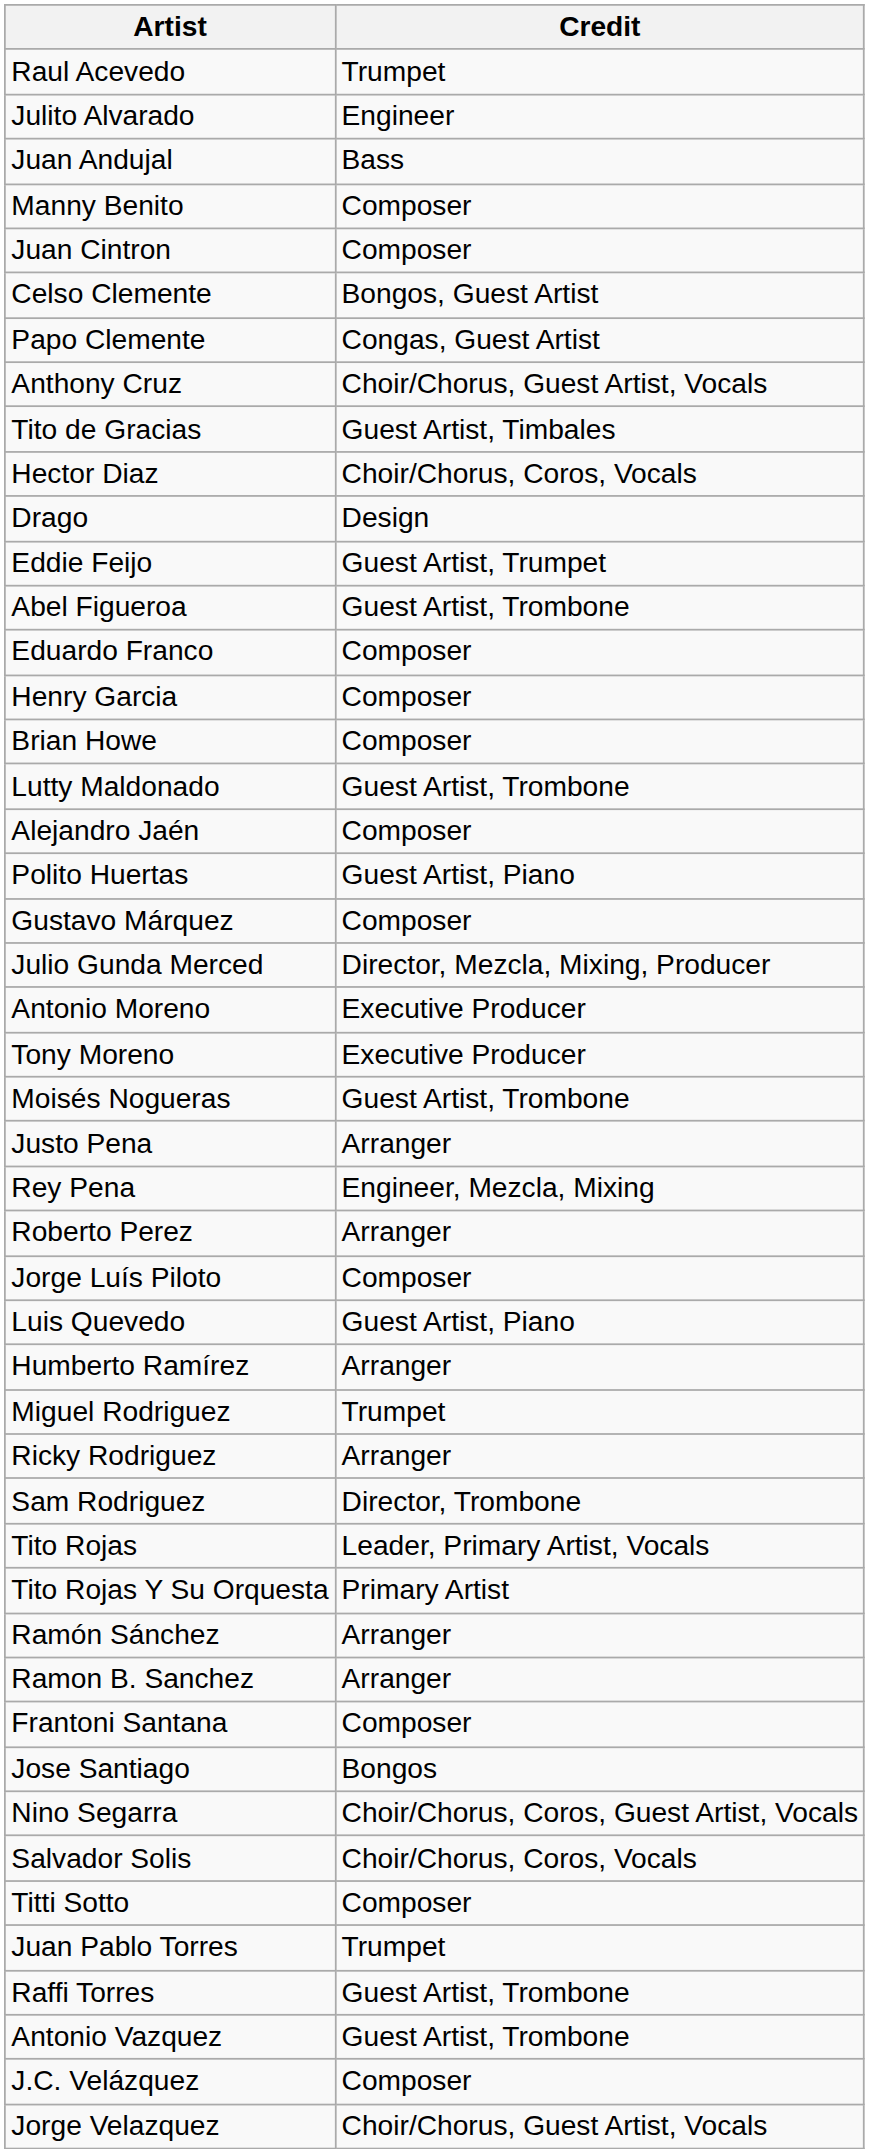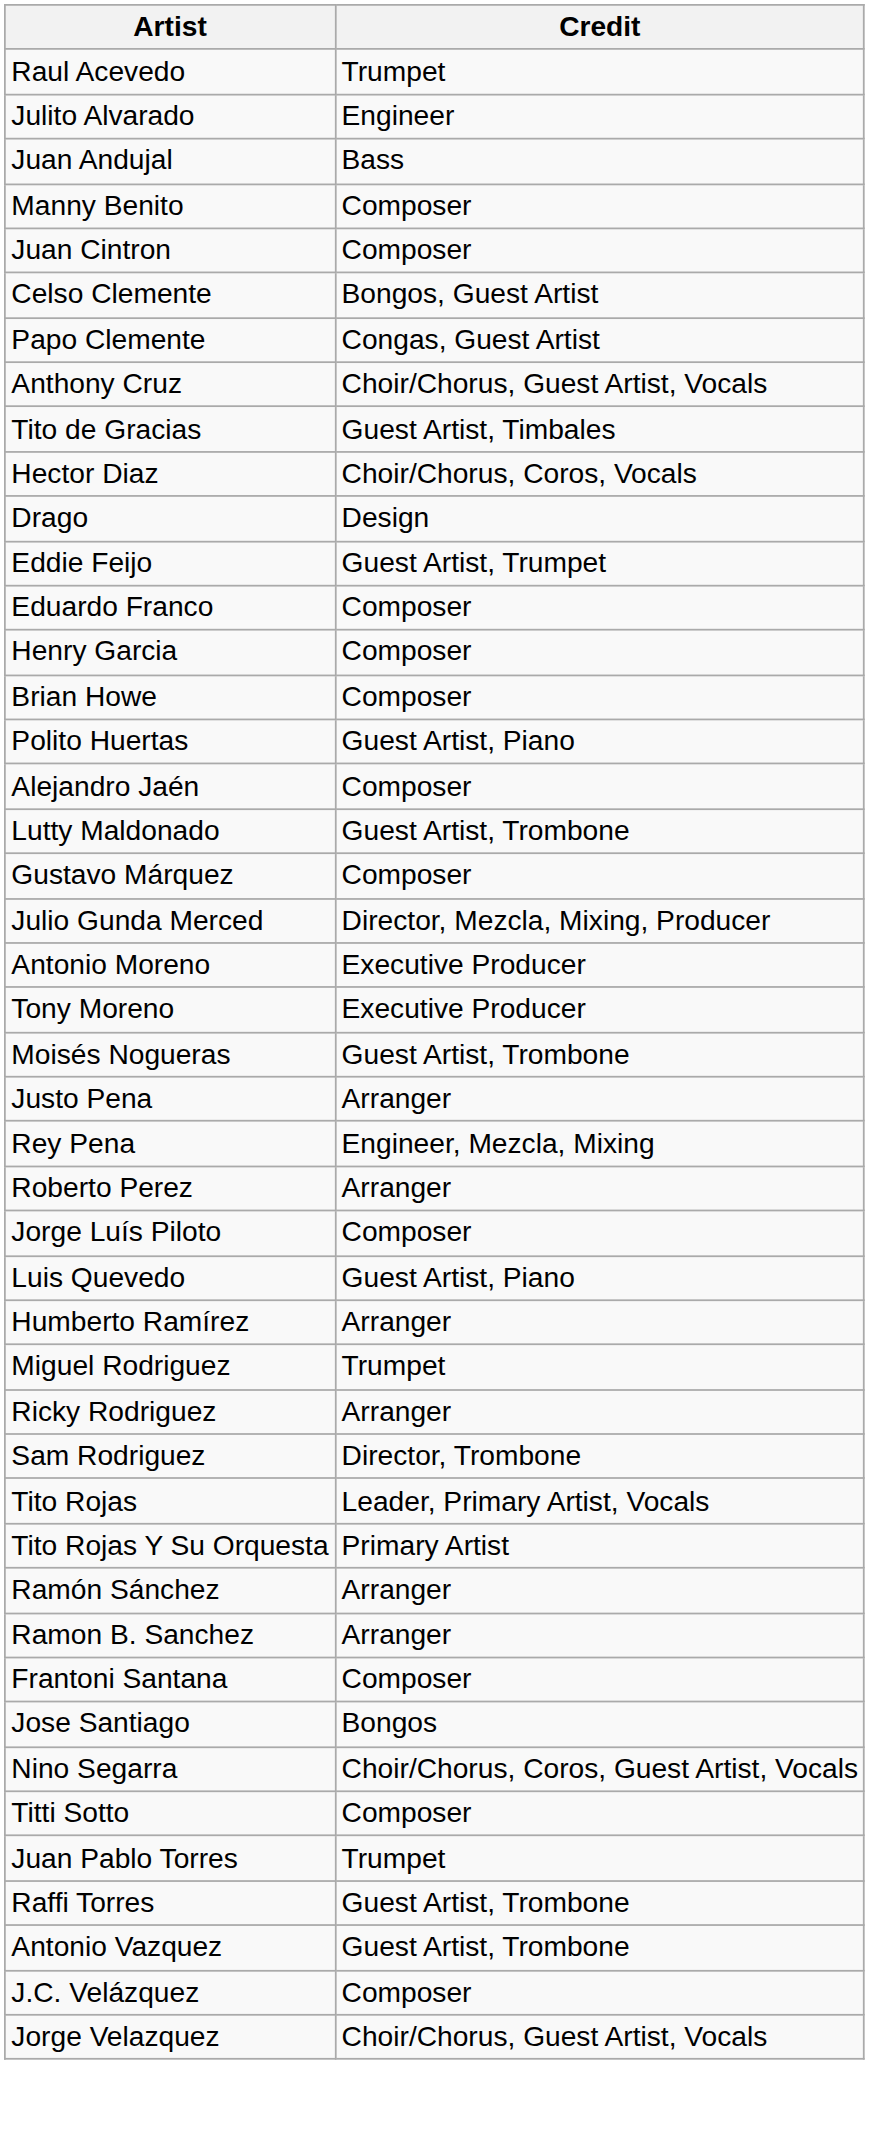- row: (99, 607)
rows swapped: (100, 875) <-> (115, 786)
- row: (101, 1857)
